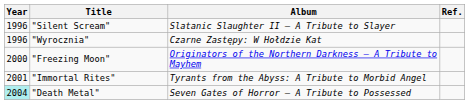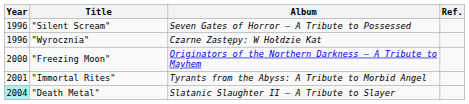(282, 26) Slatanic Slaughter II – A Tribute to Slayer -> (290, 26) Seven Gates of Horror – A Tribute to Possessed
(290, 92) Seven Gates of Horror – A Tribute to Possessed -> (282, 92) Slatanic Slaughter II – A Tribute to Slayer
